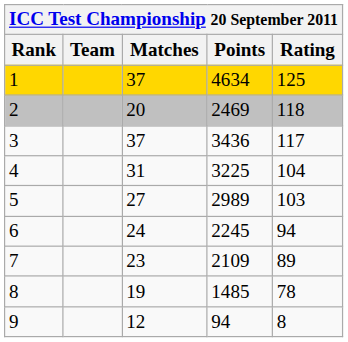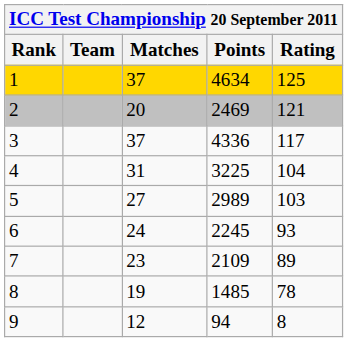(291, 110) 118 -> (291, 110) 121
(230, 140) 3436 -> (230, 140) 4336
(286, 230) 94 -> (286, 230) 93
